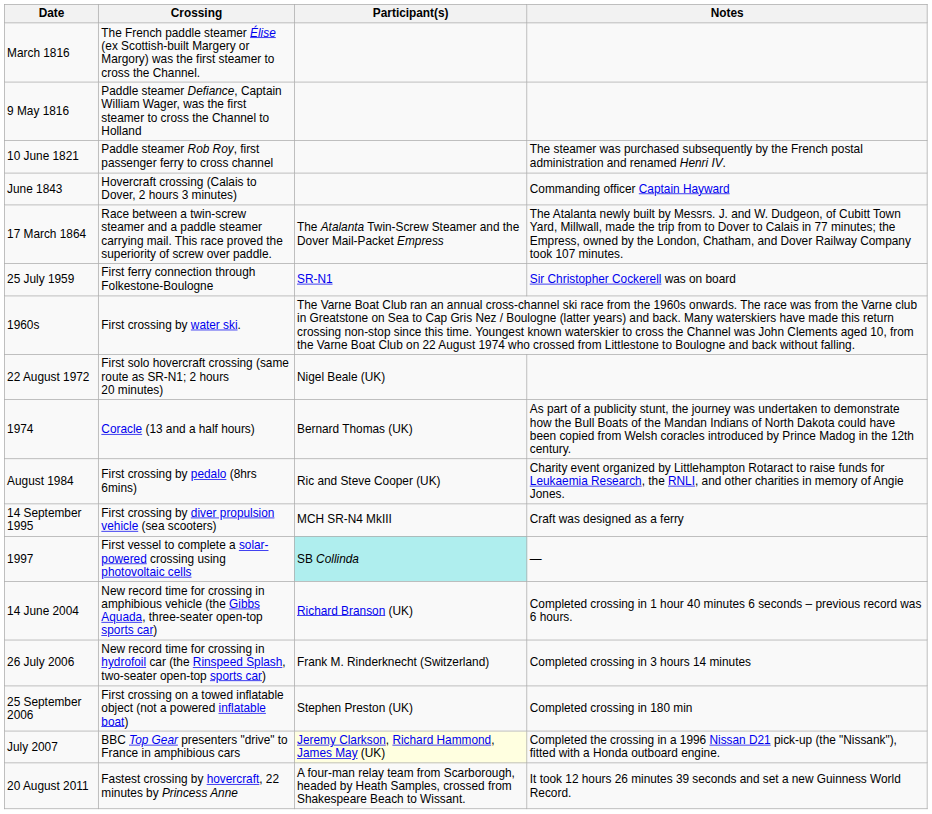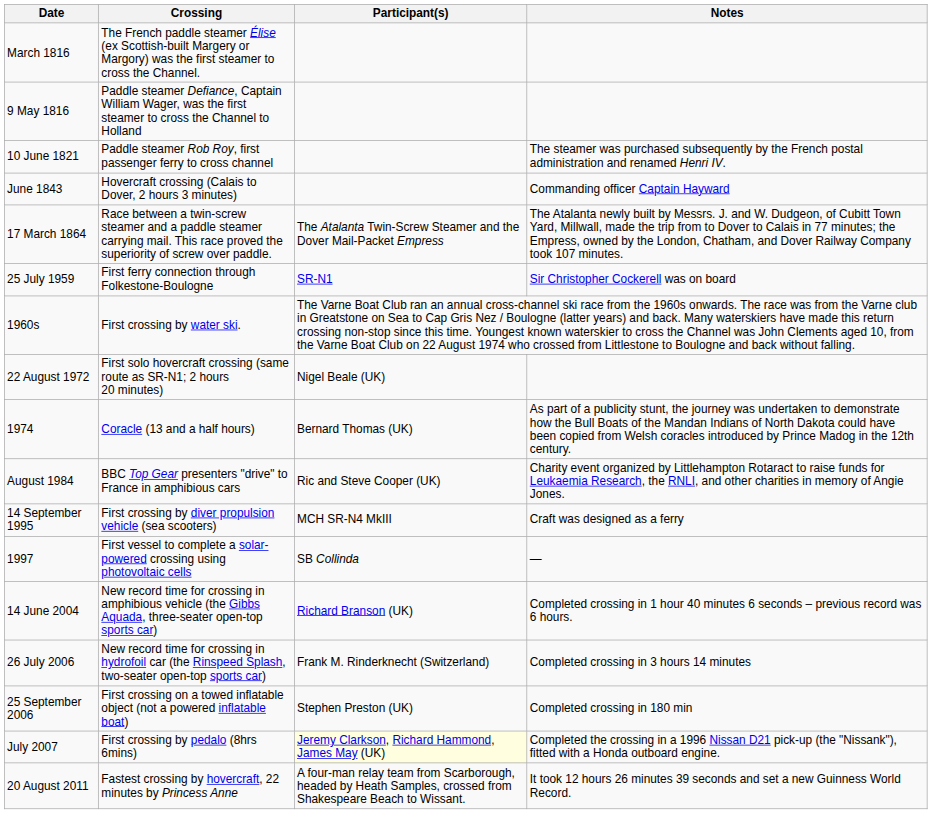(179, 481) First crossing by pedalo (8hrs 6mins) -> (195, 481) BBC Top Gear presenters "drive" to France in amphibious cars
(328, 558) paleturquoise background -> (328, 558) no background
(195, 747) BBC Top Gear presenters "drive" to France in amphibious cars -> (179, 747) First crossing by pedalo (8hrs 6mins)
